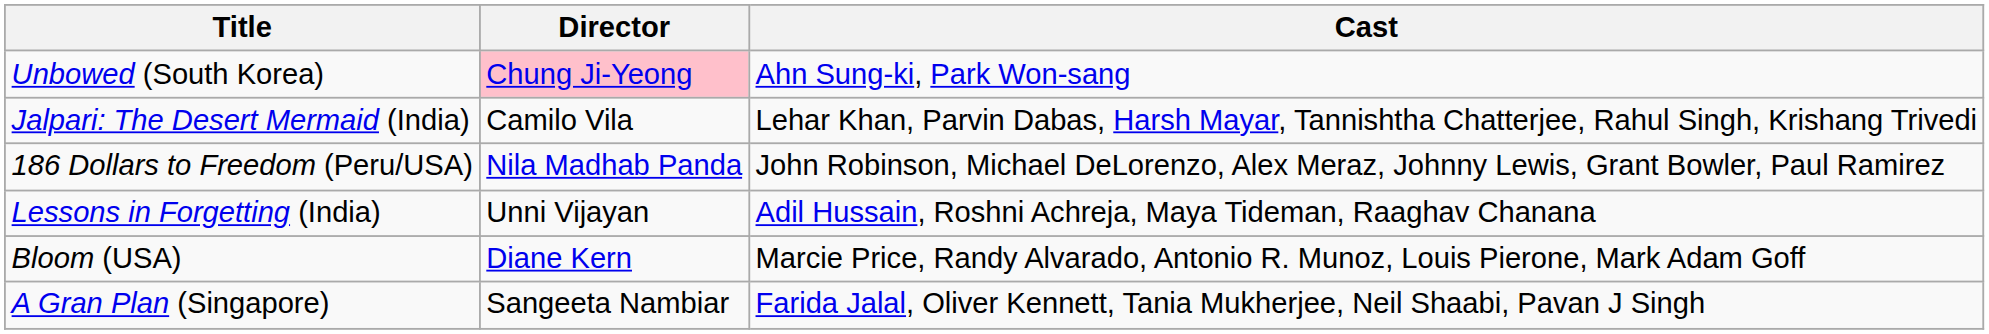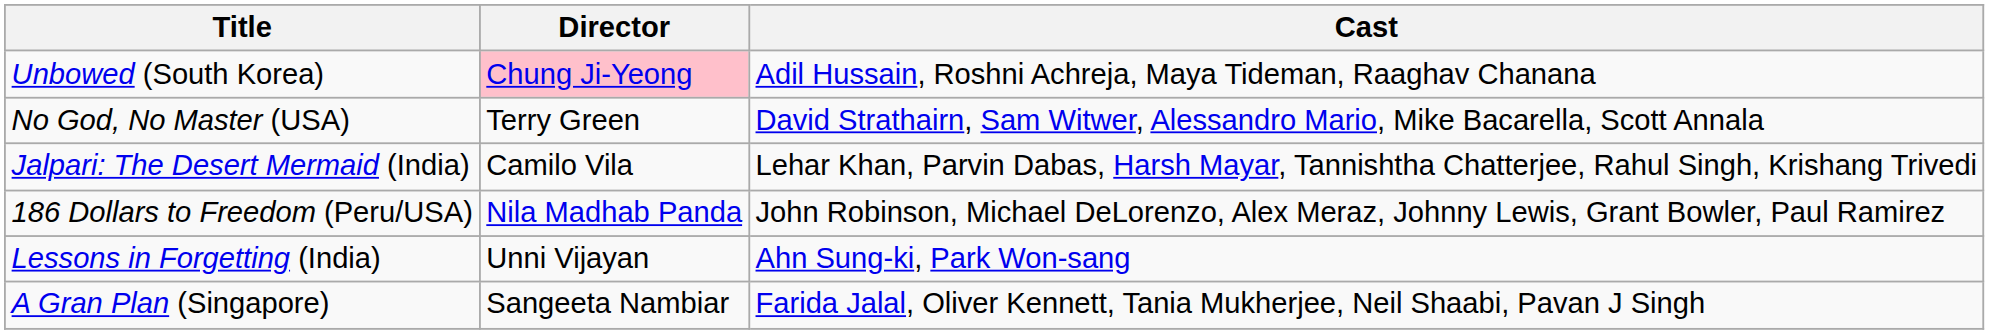(943, 73) Ahn Sung-ki, Park Won-sang -> (1176, 73) Adil Hussain, Roshni Achreja, Maya Tideman, Raaghav Chanana
+ row: (181, 119)
(1176, 212) Adil Hussain, Roshni Achreja, Maya Tideman, Raaghav Chanana -> (943, 258) Ahn Sung-ki, Park Won-sang
- row: (97, 258)
